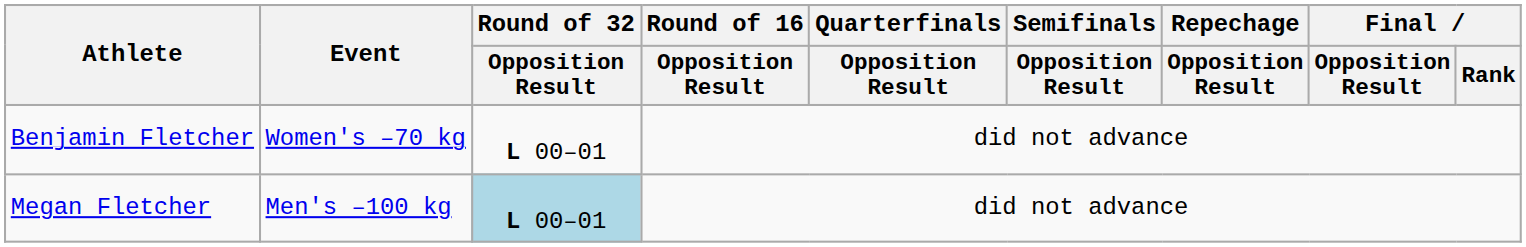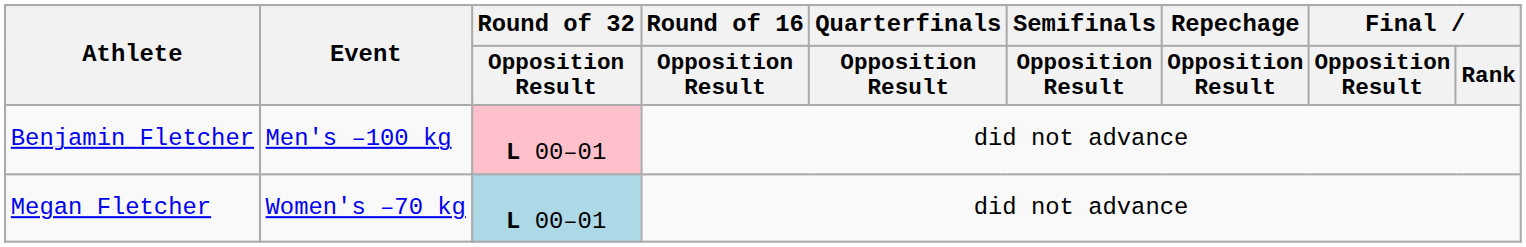(366, 139) Women's –70 kg -> (359, 139) Men's –100 kg
(556, 153) no background -> (556, 153) pink background
(359, 208) Men's –100 kg -> (366, 208) Women's –70 kg
